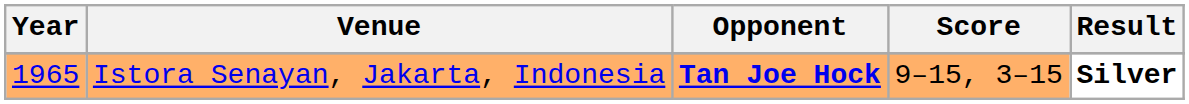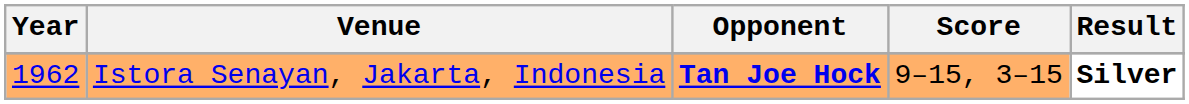(46, 76) 1965 -> (46, 76) 1962
